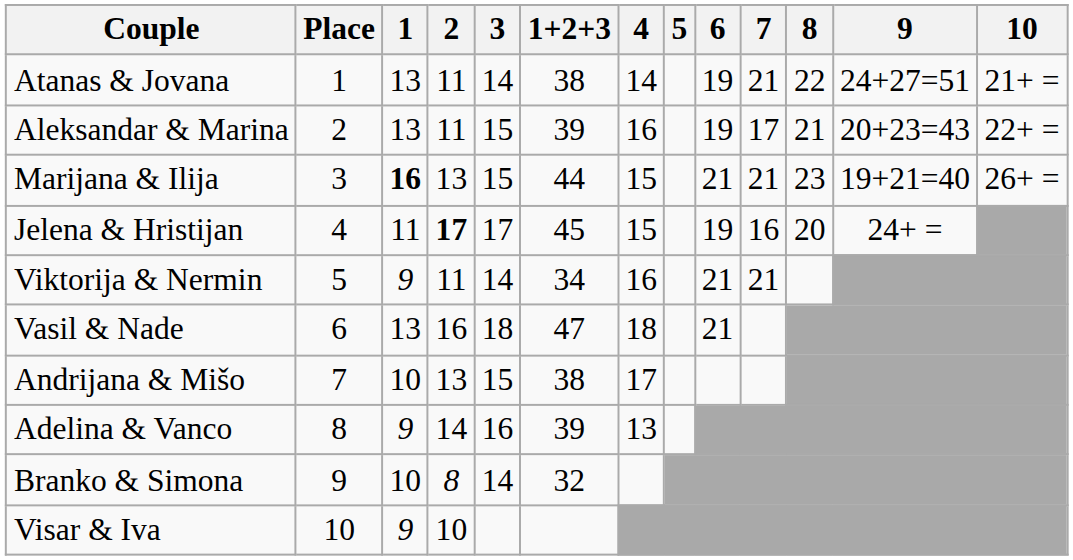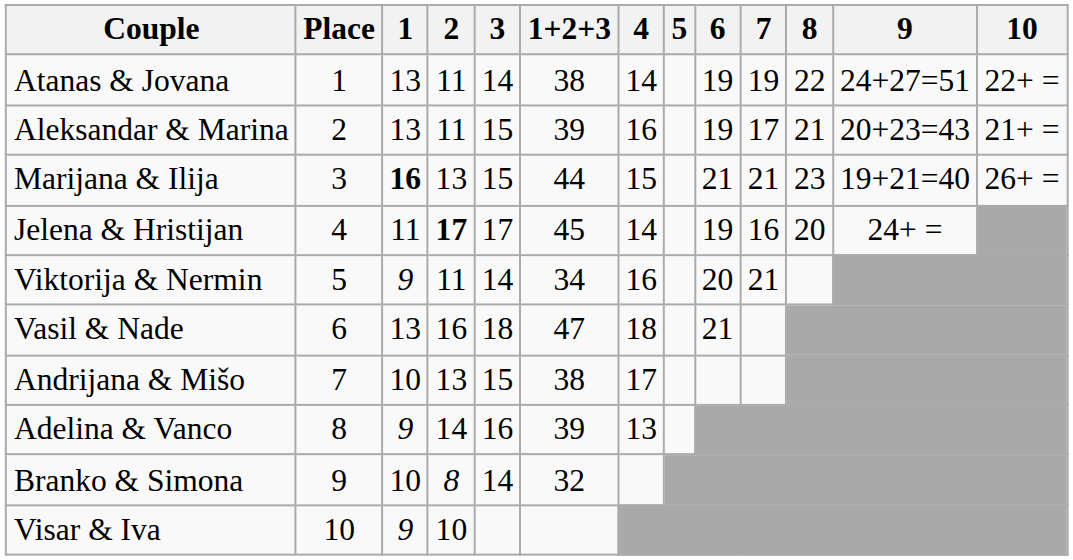(764, 79) 21 -> (764, 79) 19
(1022, 79) 21+ = -> (1022, 79) 22+ =
(1022, 129) 22+ = -> (1022, 129) 21+ =
(641, 229) 15 -> (641, 229) 14
(718, 279) 21 -> (718, 279) 20
